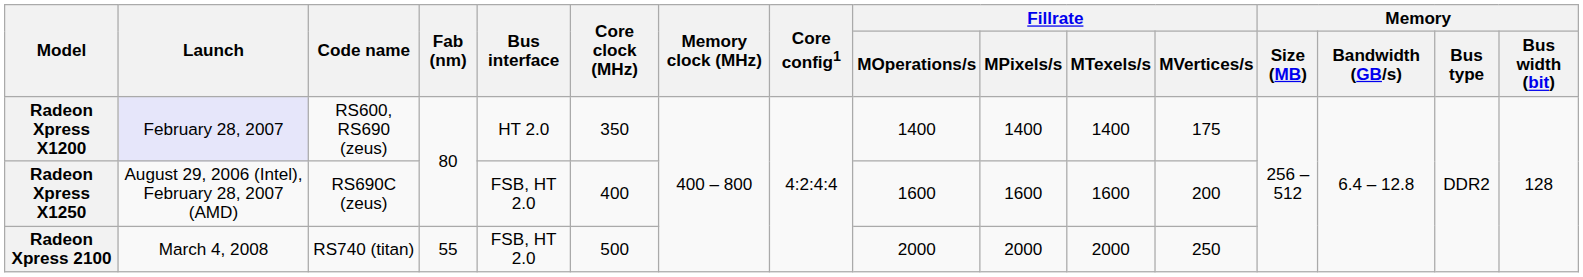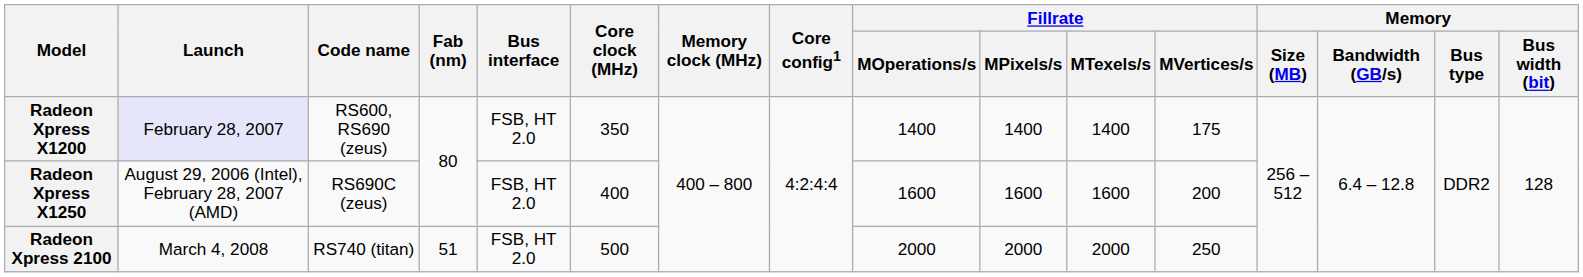(524, 128) HT 2.0 -> (524, 128) FSB, HT 2.0
(448, 249) 55 -> (448, 249) 51
